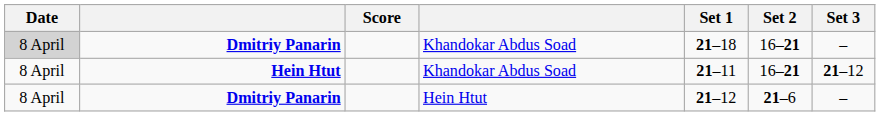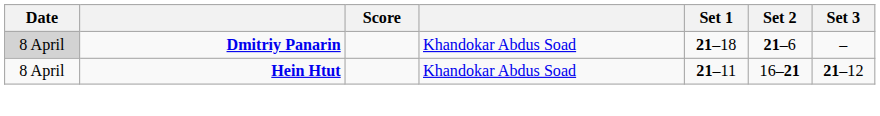(780, 44) 16–21 -> (780, 44) 21–6
- row: (284, 97)
